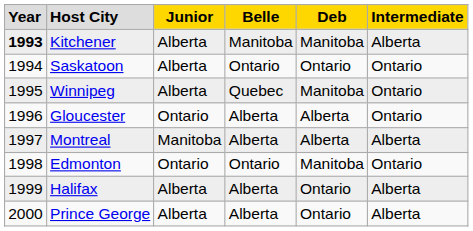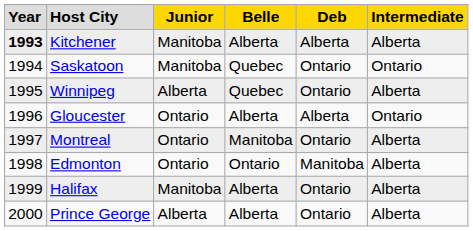(182, 42) Alberta -> (190, 42) Manitoba
(261, 42) Manitoba -> (253, 42) Alberta
(332, 42) Manitoba -> (325, 42) Alberta
(182, 66) Alberta -> (190, 66) Manitoba
(254, 66) Ontario -> (256, 66) Quebec
(332, 91) Manitoba -> (326, 91) Ontario
(397, 91) Ontario -> (396, 91) Alberta
(190, 140) Manitoba -> (183, 140) Ontario
(253, 140) Alberta -> (261, 140) Manitoba
(325, 140) Alberta -> (326, 140) Ontario
(397, 165) Ontario -> (396, 165) Alberta
(182, 189) Alberta -> (190, 189) Manitoba
